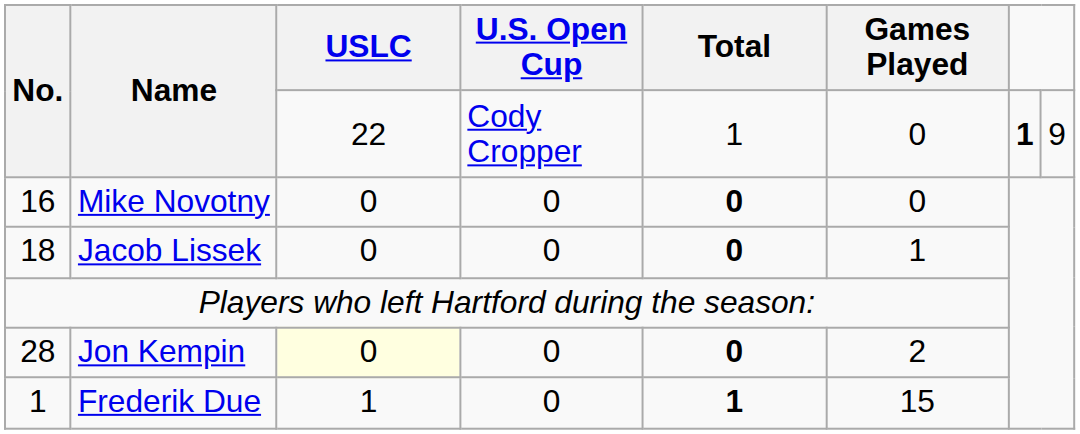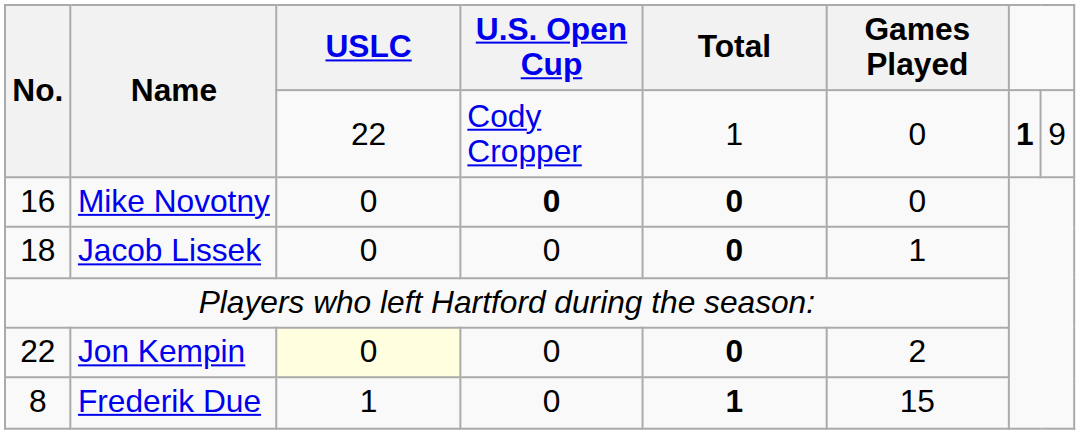(552, 201) normal -> (552, 201) bold
(38, 352) 28 -> (38, 352) 22
(38, 402) 1 -> (38, 402) 8
